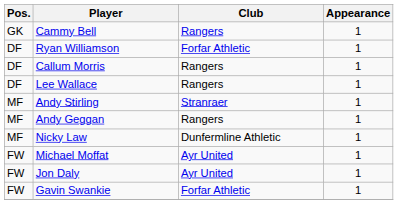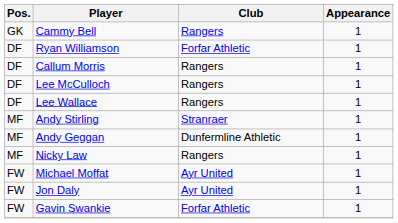+ row: (73, 84)
(202, 119) Rangers -> (231, 137) Dunfermline Athletic
(231, 137) Dunfermline Athletic -> (202, 155) Rangers
